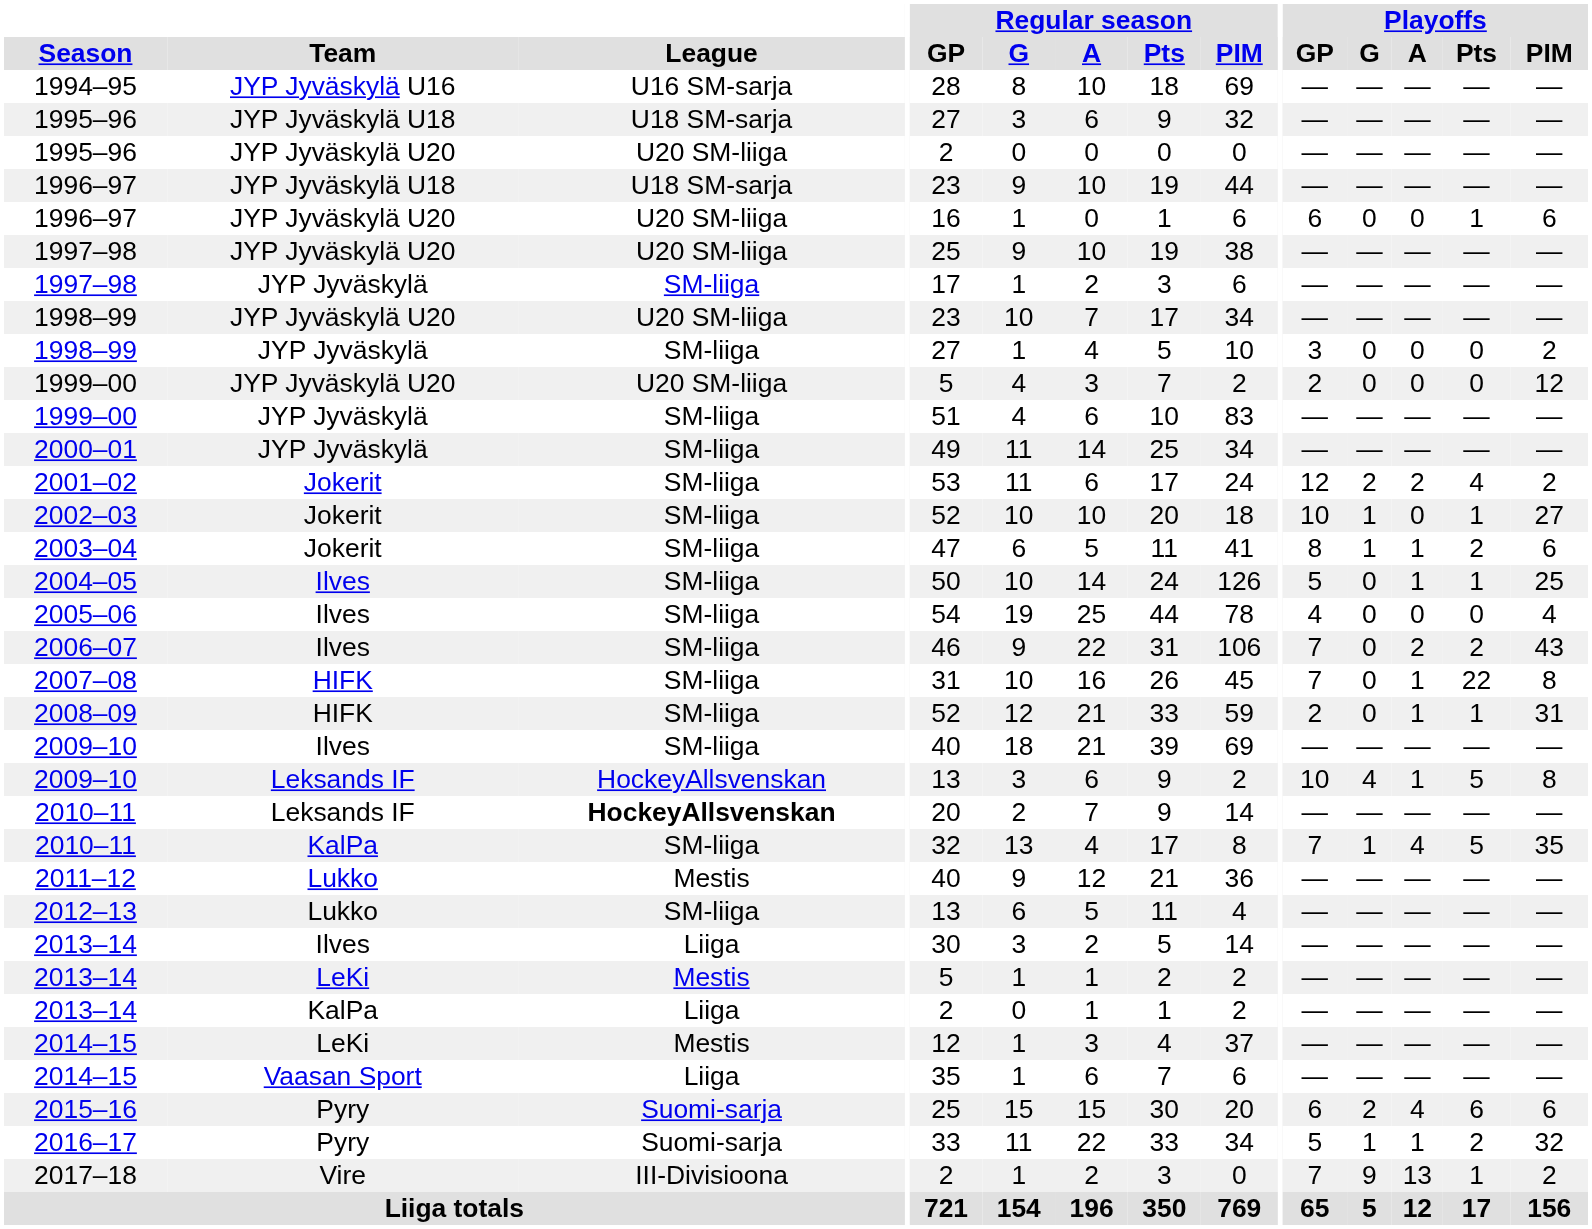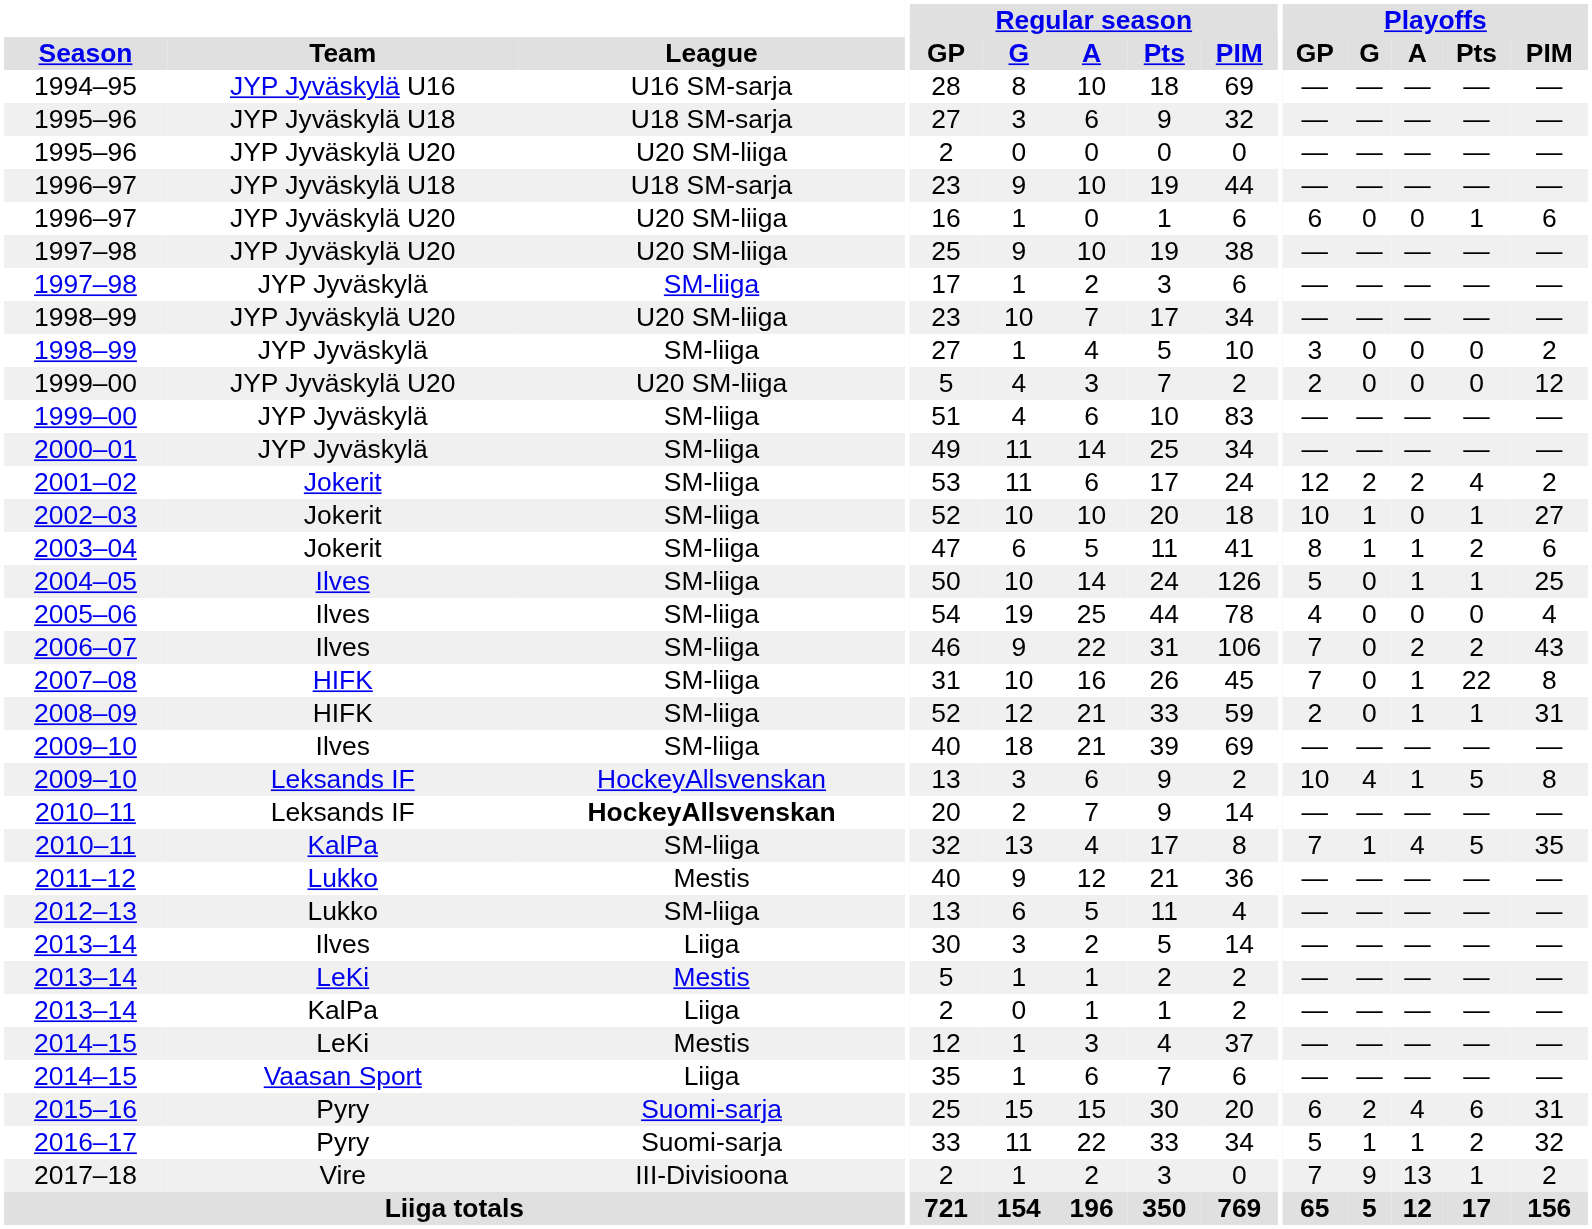(1549, 1109) 6 -> (1549, 1109) 31
